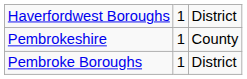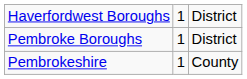rows swapped: (75, 62) <-> (57, 39)
